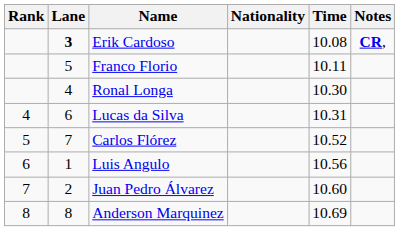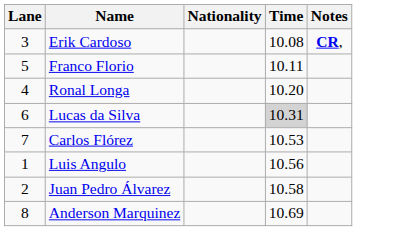- column: (26, 16)
(68, 41) bold -> (25, 41) normal
(330, 90) 10.30 -> (286, 90) 10.20
(330, 115) no background -> (286, 115) lightgrey background
(330, 139) 10.52 -> (286, 139) 10.53
(330, 189) 10.60 -> (286, 189) 10.58
